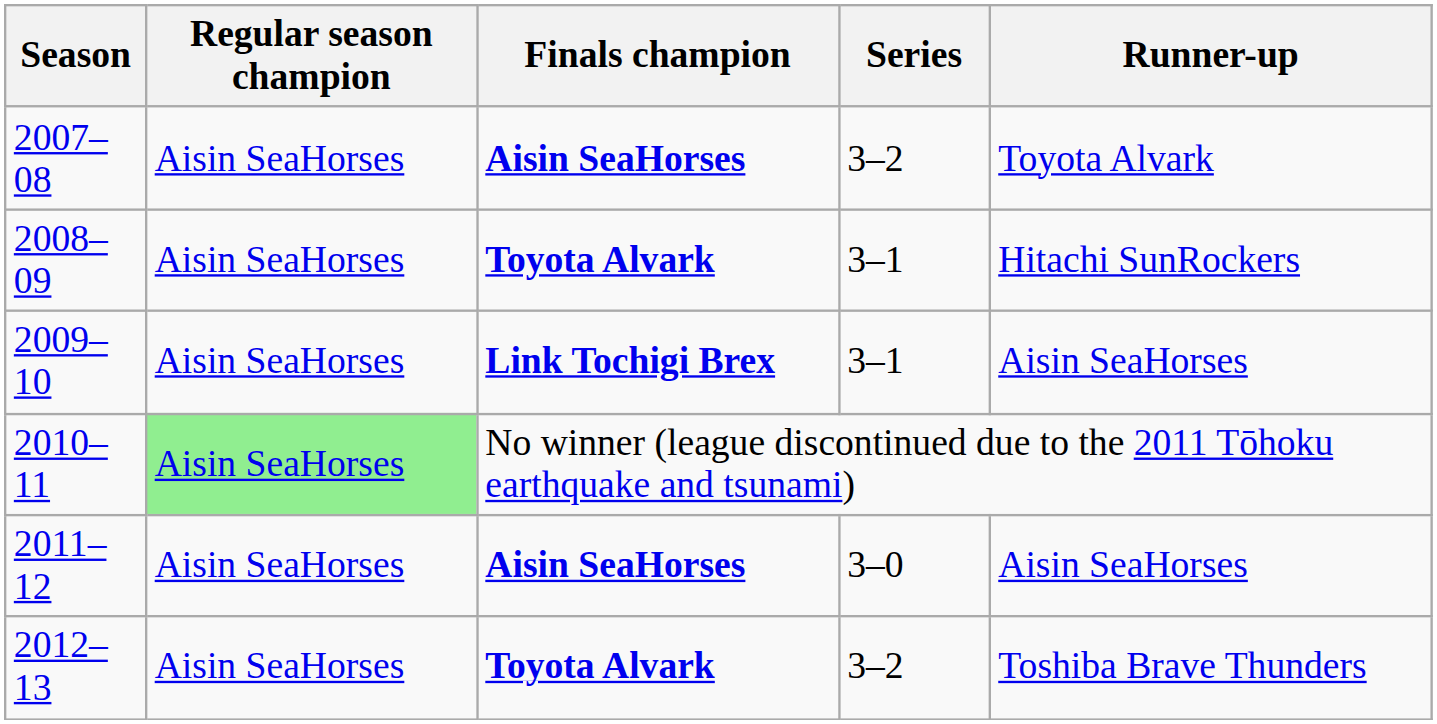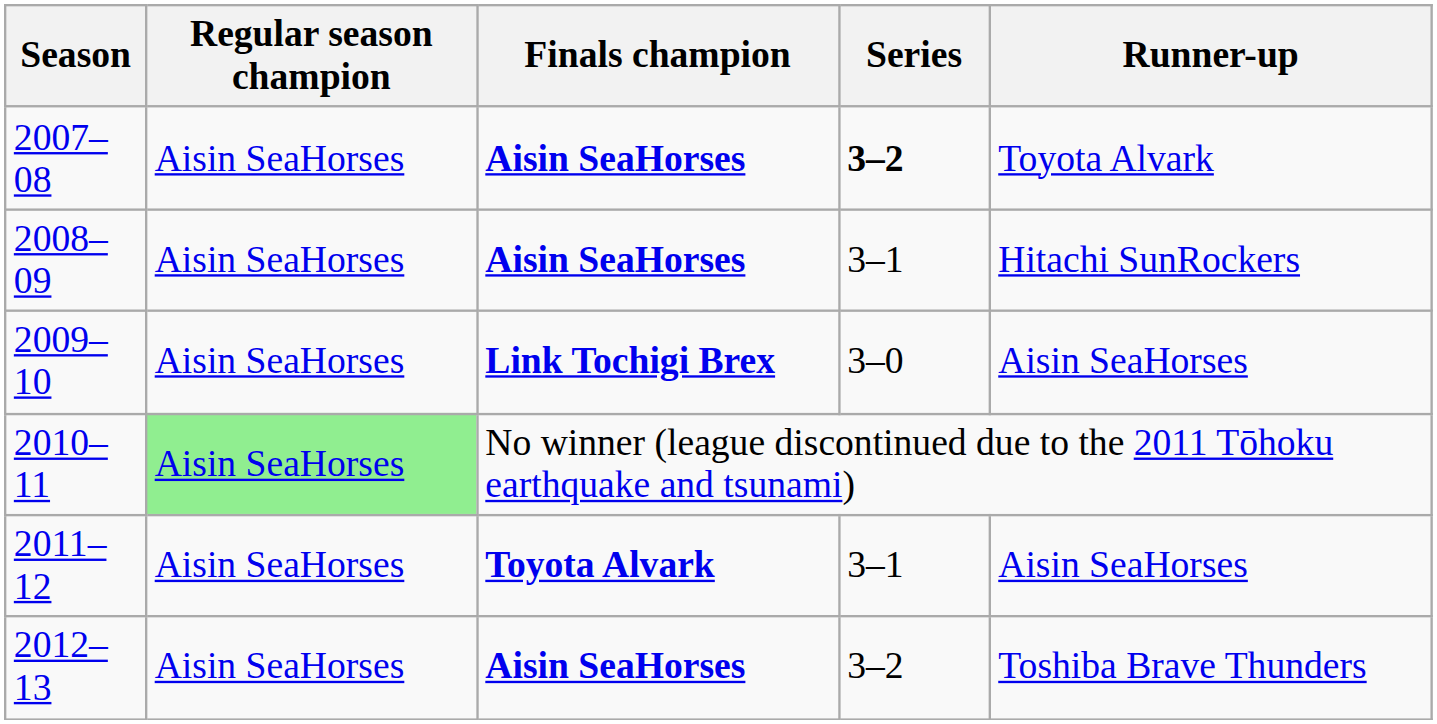(875, 157) normal -> (875, 157) bold
(600, 259) Toyota Alvark -> (615, 259) Aisin SeaHorses
(875, 361) 3–1 -> (875, 361) 3–0
(615, 565) Aisin SeaHorses -> (600, 565) Toyota Alvark
(875, 565) 3–0 -> (875, 565) 3–1
(600, 667) Toyota Alvark -> (615, 667) Aisin SeaHorses
